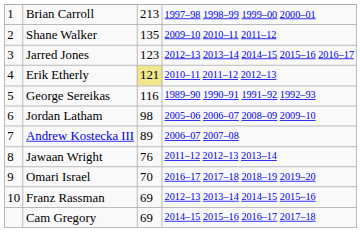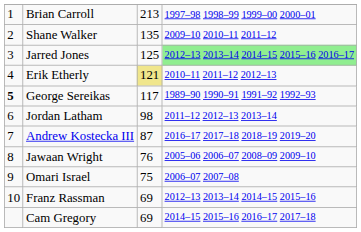(150, 55) 123 -> (150, 55) 125
(259, 55) no background -> (259, 55) lightgreen background
(11, 95) normal -> (11, 95) bold
(149, 95) 116 -> (149, 95) 117
(240, 116) 2005–06 2006–07 2008–09 2009–10 -> (221, 116) 2011–12 2012–13 2013–14
(146, 136) 89 -> (146, 136) 87
(202, 136) 2006–07 2007–08 -> (240, 136) 2016–17 2017–18 2018–19 2019–20
(221, 156) 2011–12 2012–13 2013–14 -> (240, 156) 2005–06 2006–07 2008–09 2009–10
(146, 177) 70 -> (146, 177) 75
(240, 177) 2016–17 2017–18 2018–19 2019–20 -> (202, 177) 2006–07 2007–08
